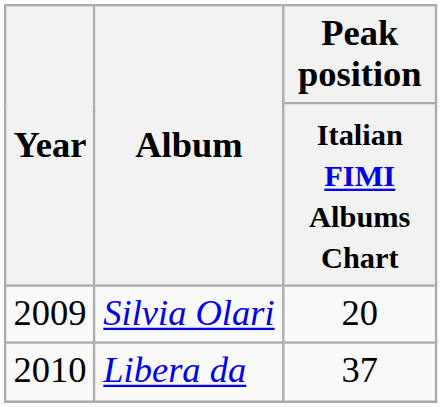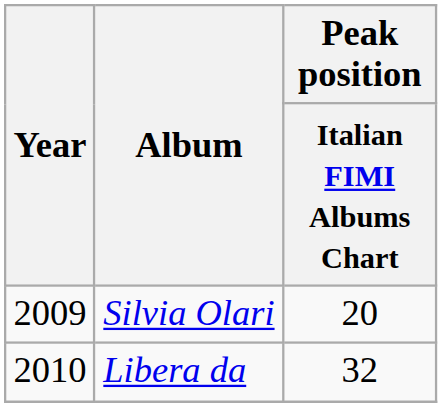(360, 371) 37 -> (360, 371) 32
